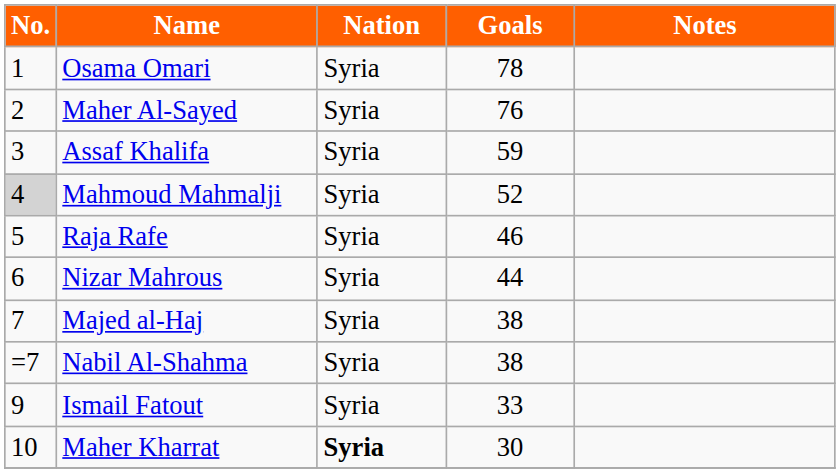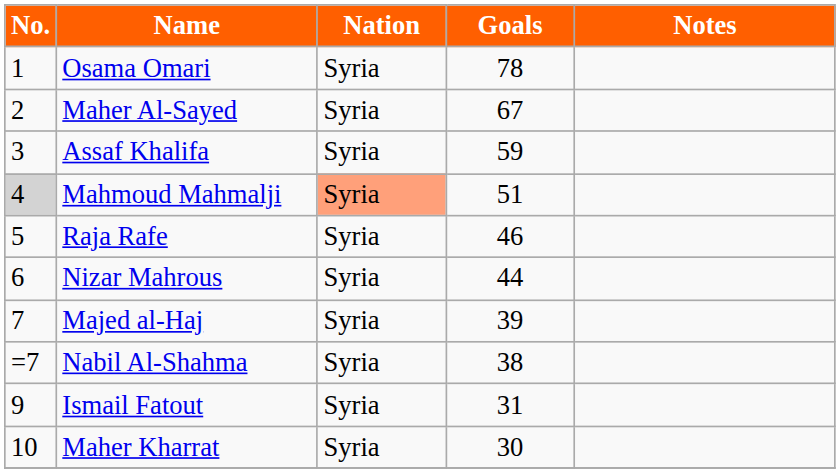(510, 109) 76 -> (510, 109) 67
(352, 194) no background -> (352, 194) lightsalmon background
(510, 194) 52 -> (510, 194) 51
(510, 320) 38 -> (510, 320) 39
(510, 404) 33 -> (510, 404) 31
(354, 446) bold -> (352, 446) normal
